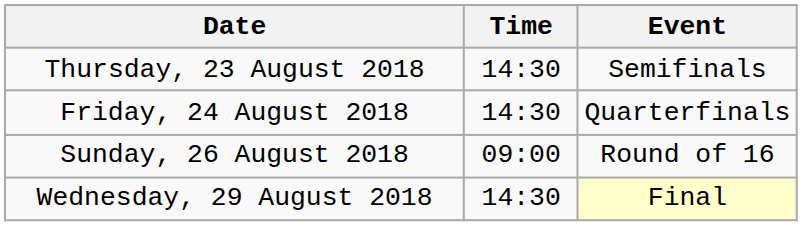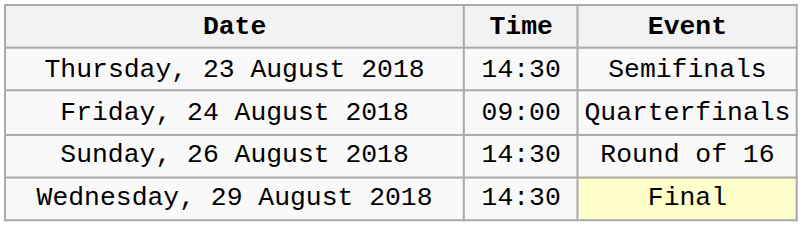(521, 113) 14:30 -> (521, 113) 09:00
(521, 156) 09:00 -> (521, 156) 14:30
